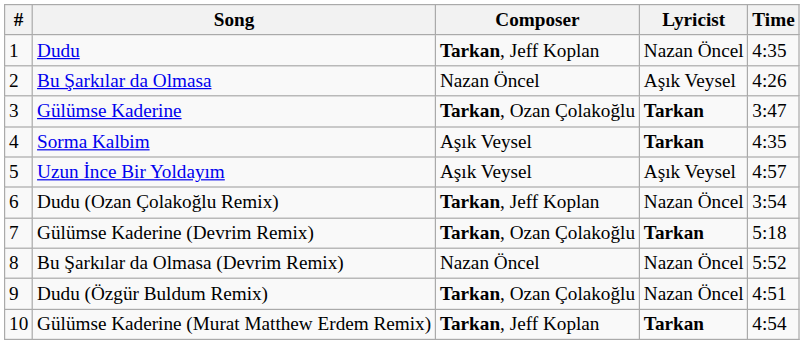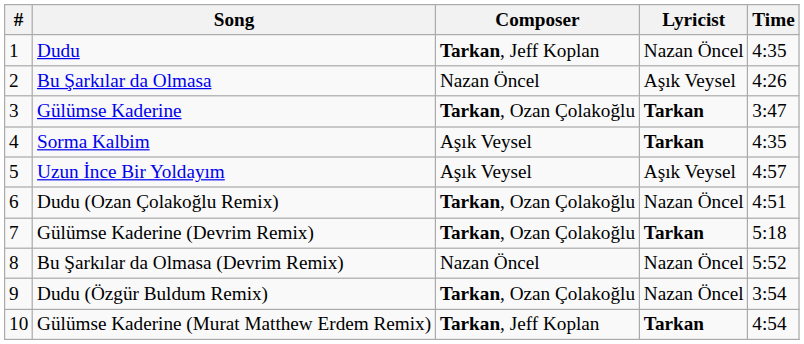(520, 202) Tarkan, Jeff Koplan -> (537, 202) Tarkan, Ozan Çolakoğlu
(769, 202) 3:54 -> (769, 202) 4:51
(769, 293) 4:51 -> (769, 293) 3:54
